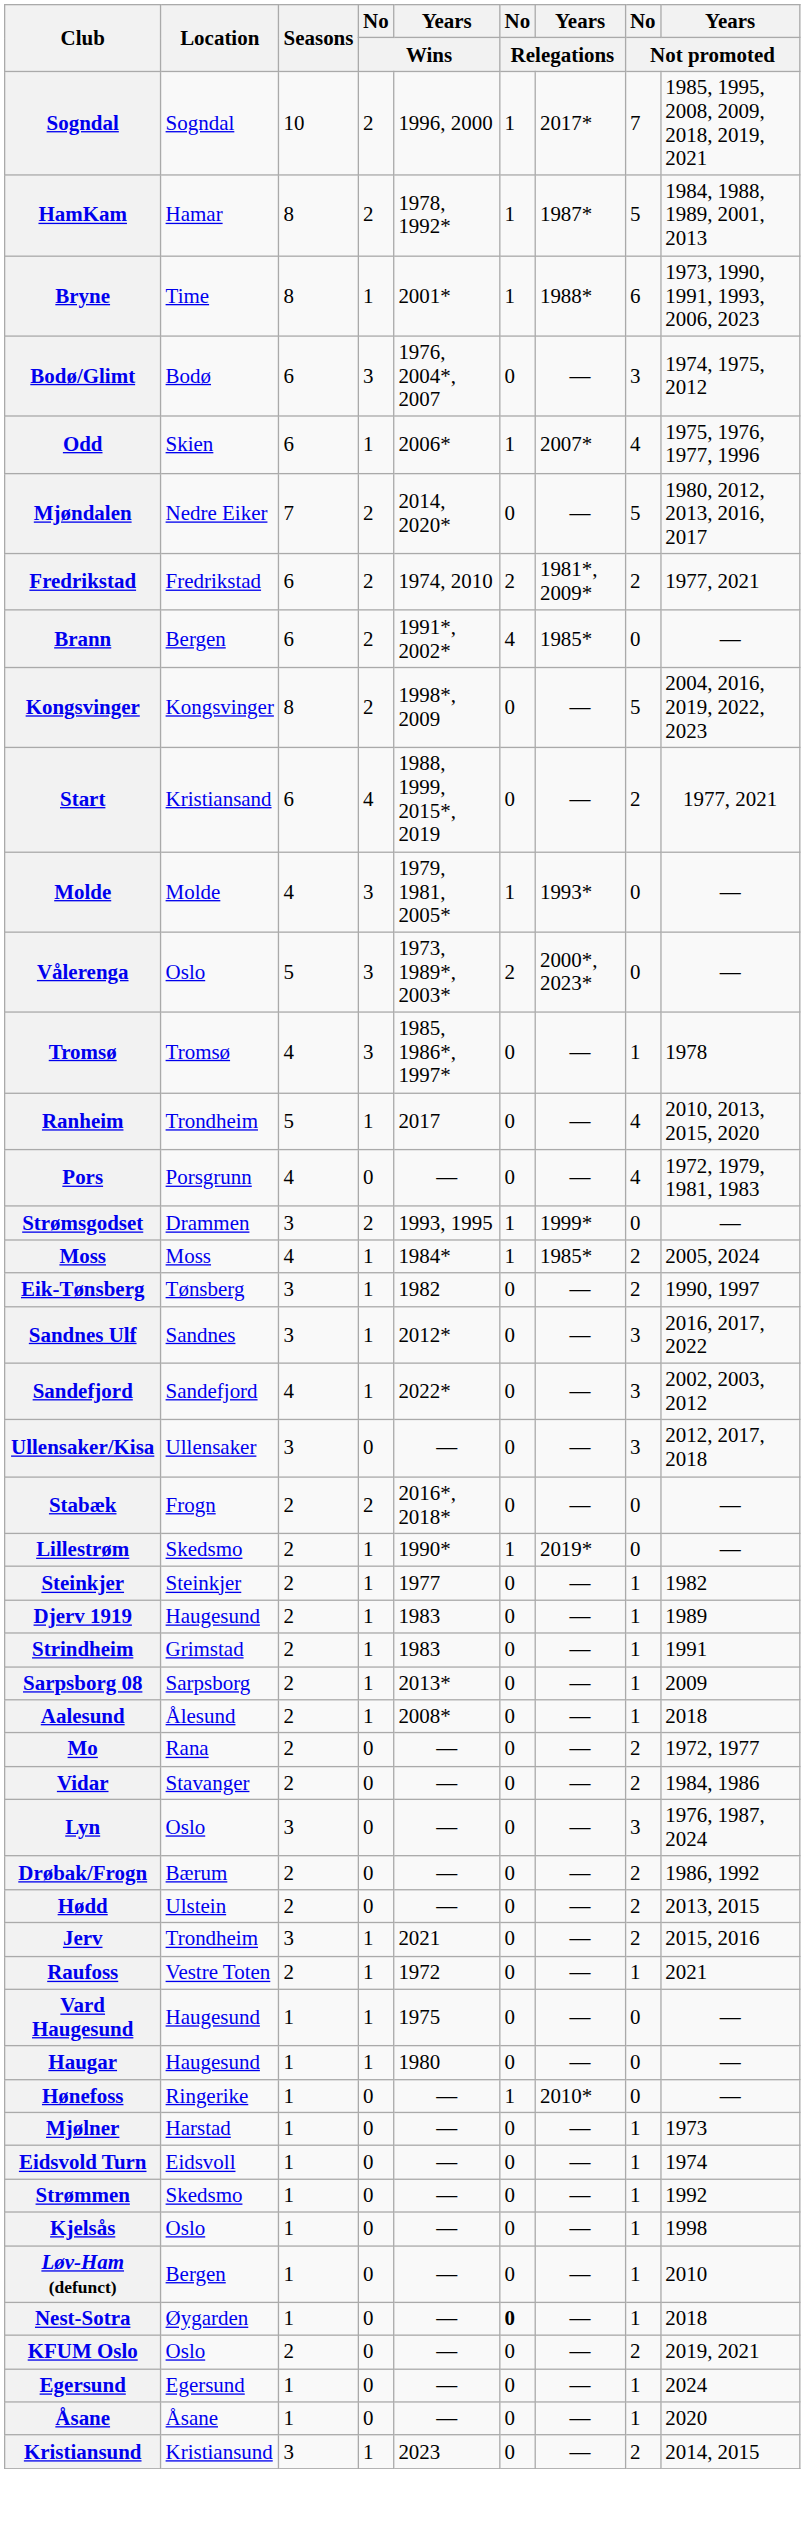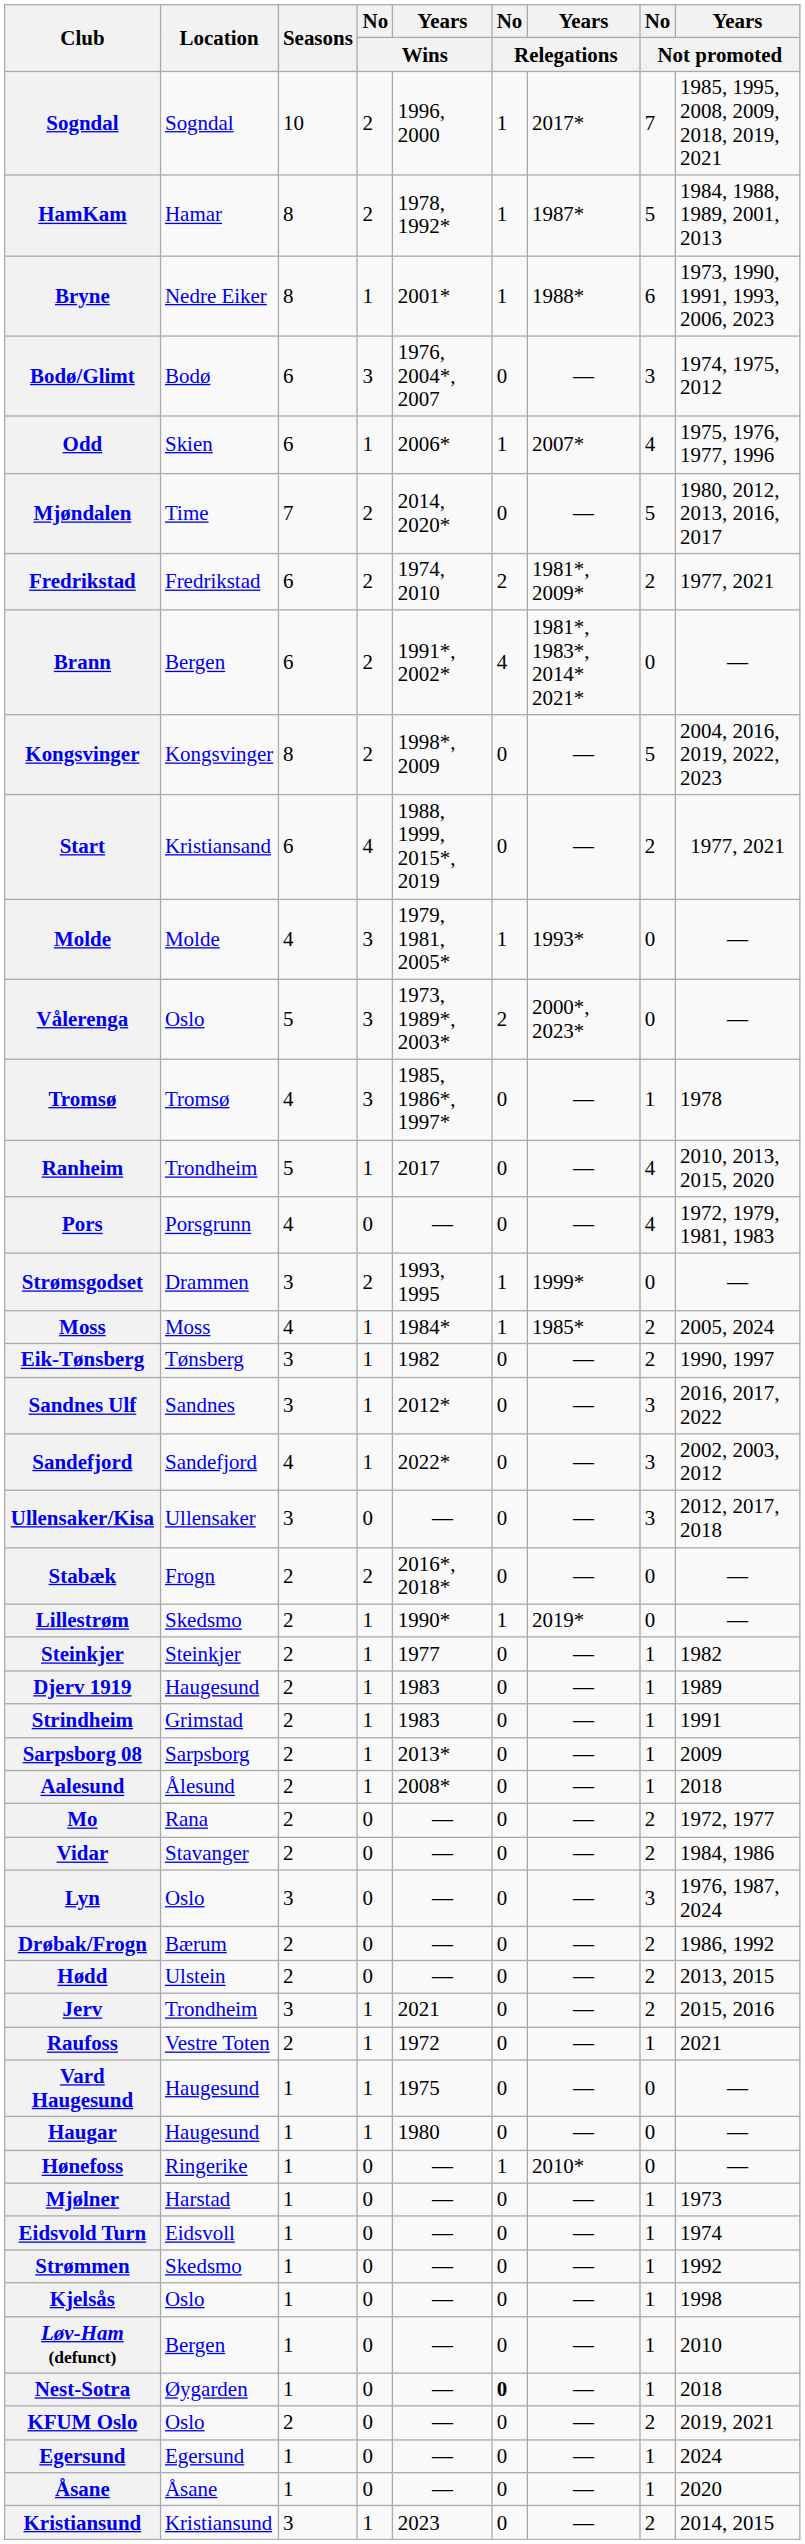(187, 295) Time -> (216, 295) Nedre Eiker
(217, 513) Nedre Eiker -> (187, 513) Time
(566, 638) 1985* -> (561, 662) 1981*, 1983*, 2014* 2021*
